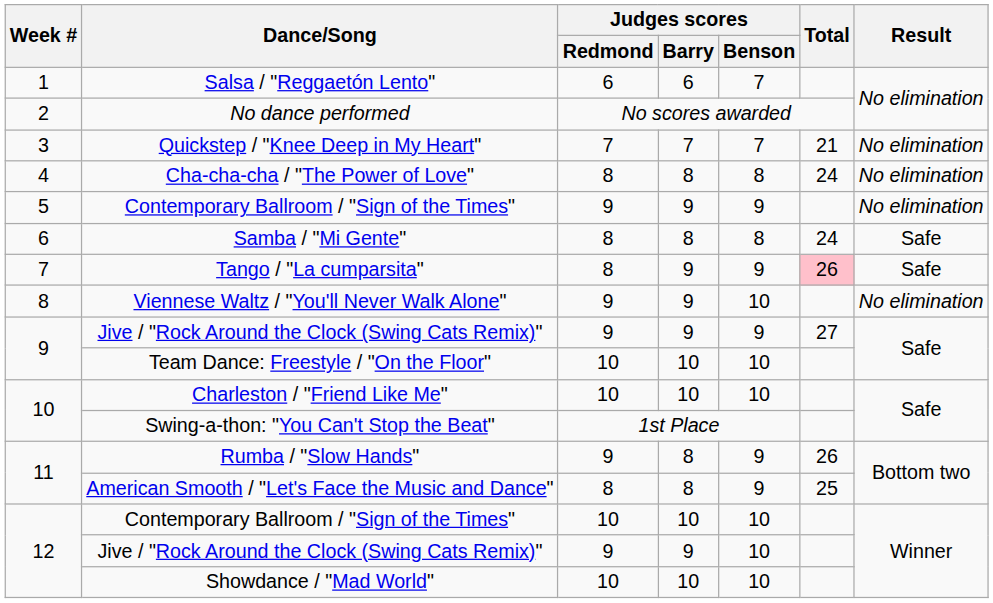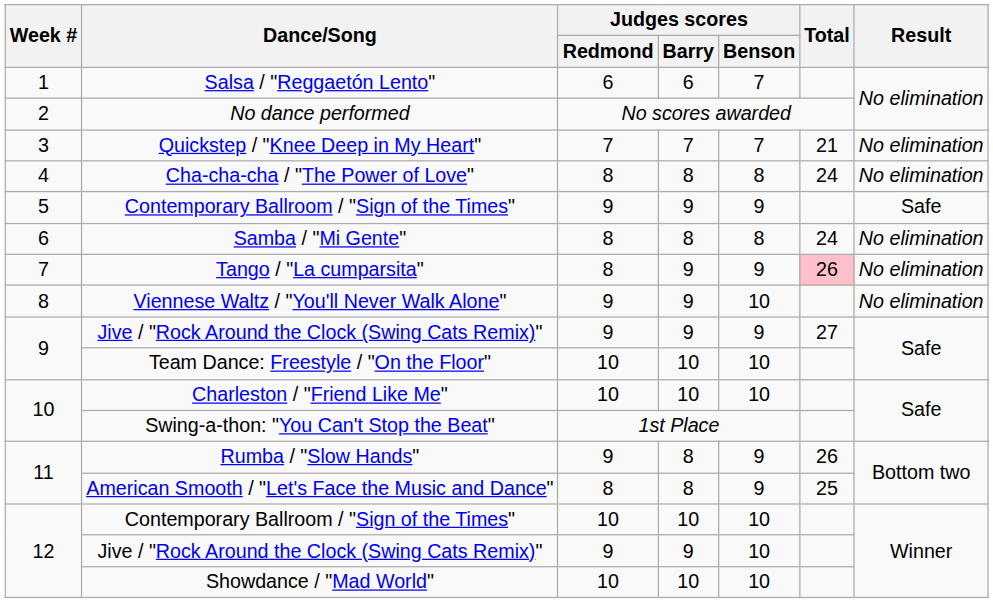(921, 207) No elimination -> (921, 207) Safe
(921, 238) Safe -> (921, 238) No elimination
(921, 269) Safe -> (921, 269) No elimination
